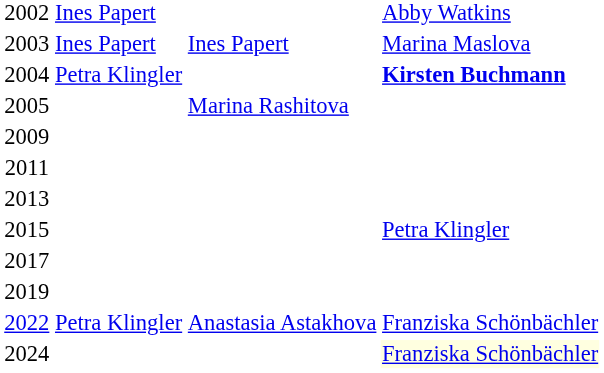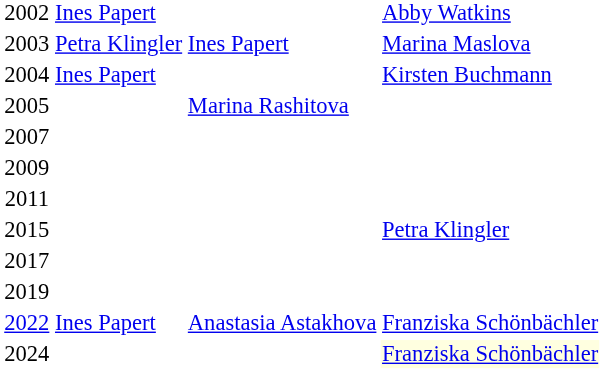(105, 43) Ines Papert -> (119, 43) Petra Klingler
(119, 74) Petra Klingler -> (105, 74) Ines Papert
(474, 74) bold -> (467, 74) normal
+ row: (27, 136)
- row: (27, 198)
(119, 322) Petra Klingler -> (105, 322) Ines Papert
